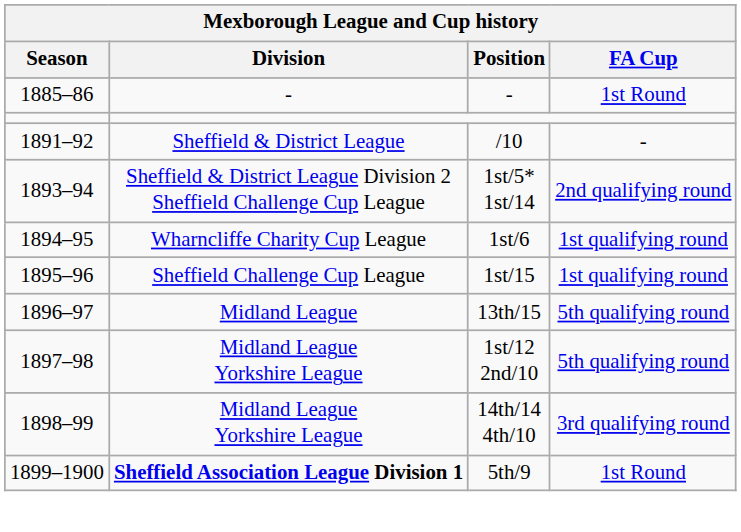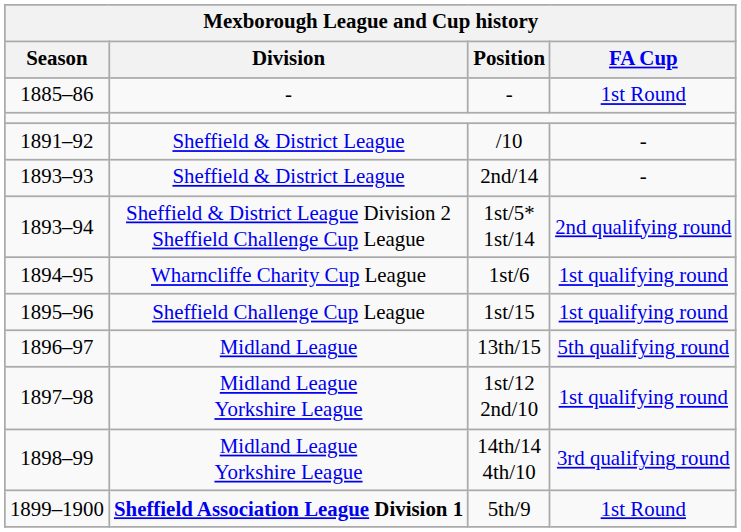+ row: (509, 177)
(643, 361) 5th qualifying round -> (643, 397) 1st qualifying round
